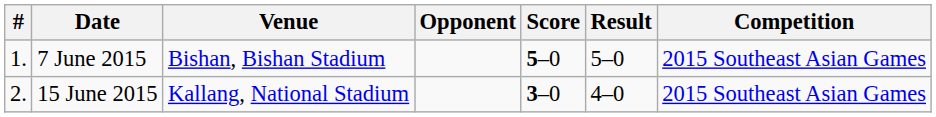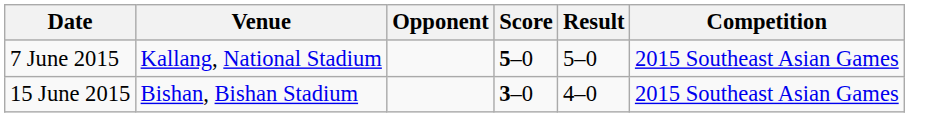- column: (18, 22)
(277, 58) Bishan, Bishan Stadium -> (261, 58) Kallang, National Stadium
(289, 93) Kallang, National Stadium -> (249, 93) Bishan, Bishan Stadium
